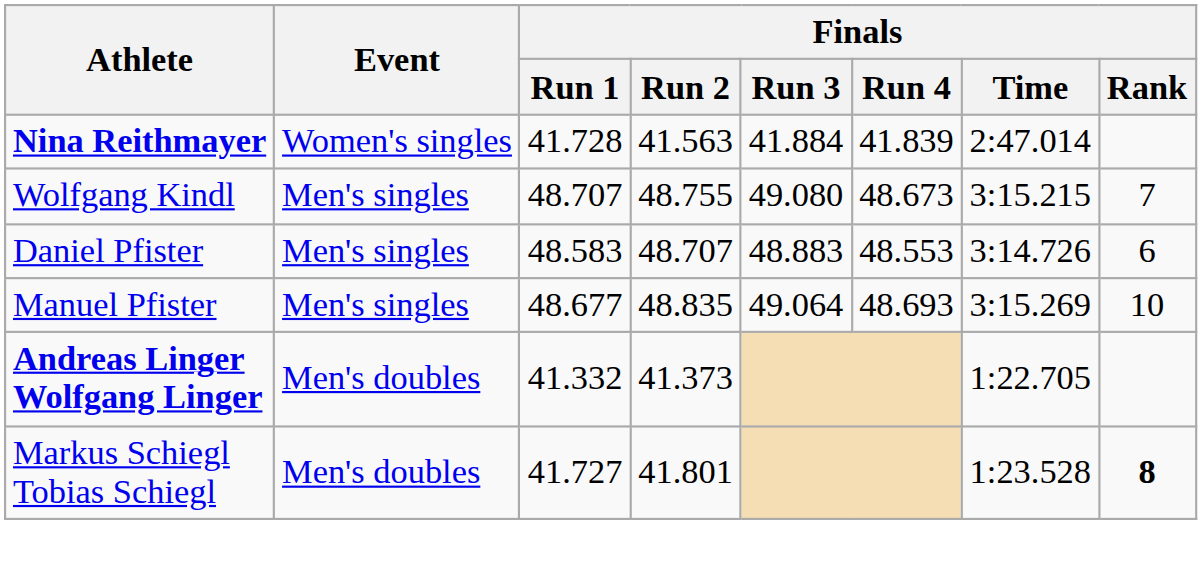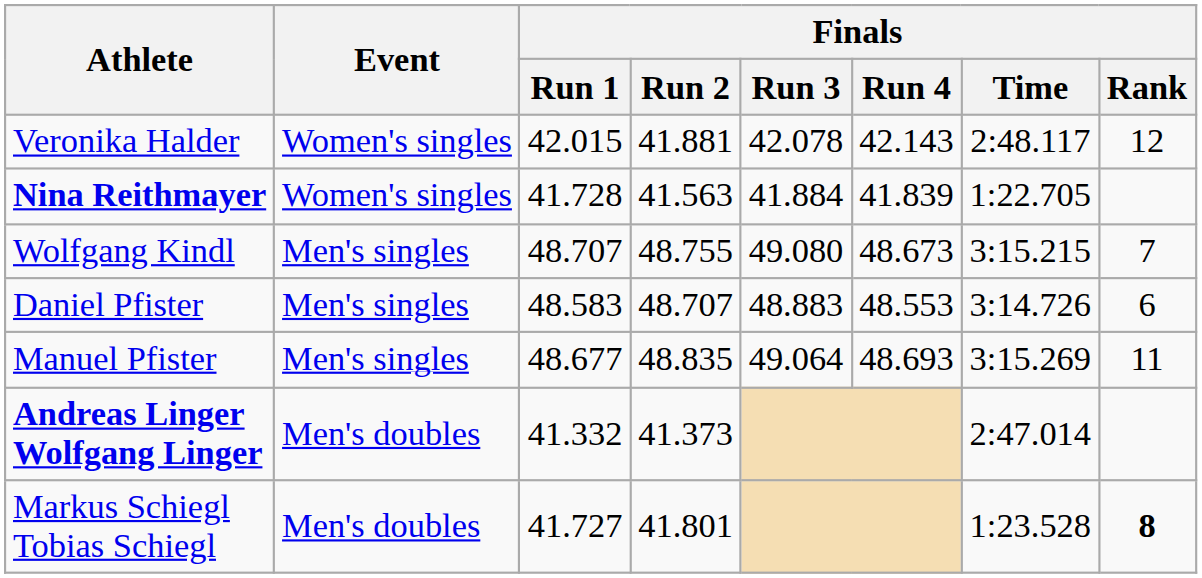+ row: (126, 140)
(1030, 140) 2:47.014 -> (1030, 195) 1:22.705
(1147, 304) 10 -> (1147, 359) 11
(1030, 378) 1:22.705 -> (1030, 433) 2:47.014
